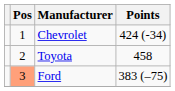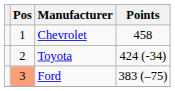(143, 35) 424 (-34) -> (143, 35) 458
(143, 56) 458 -> (143, 56) 424 (-34)
